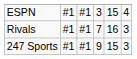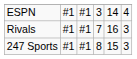(113, 12) 15 -> (113, 12) 14
(99, 46) 9 -> (99, 46) 8
